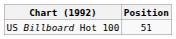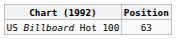(146, 27) 51 -> (146, 27) 63
